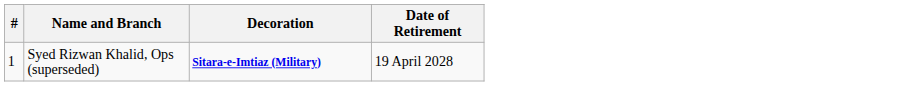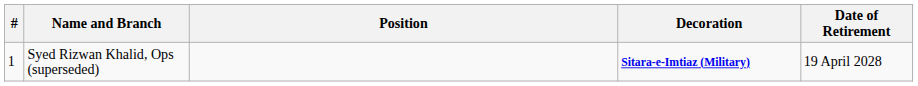+ column: (403, 23)
